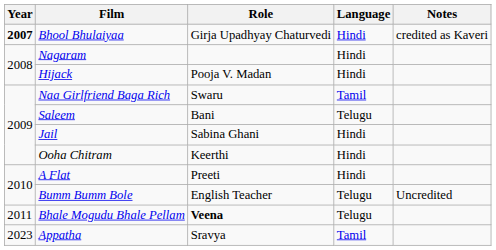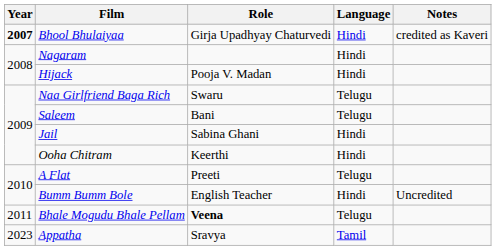(352, 94) Tamil -> (354, 94) Telugu
(351, 174) Hindi -> (354, 174) Telugu
(354, 194) Telugu -> (351, 194) Hindi
